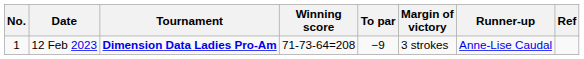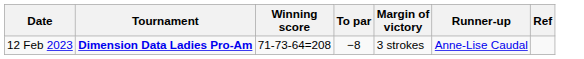- column: (17, 20)
(378, 45) −9 -> (354, 45) −8
